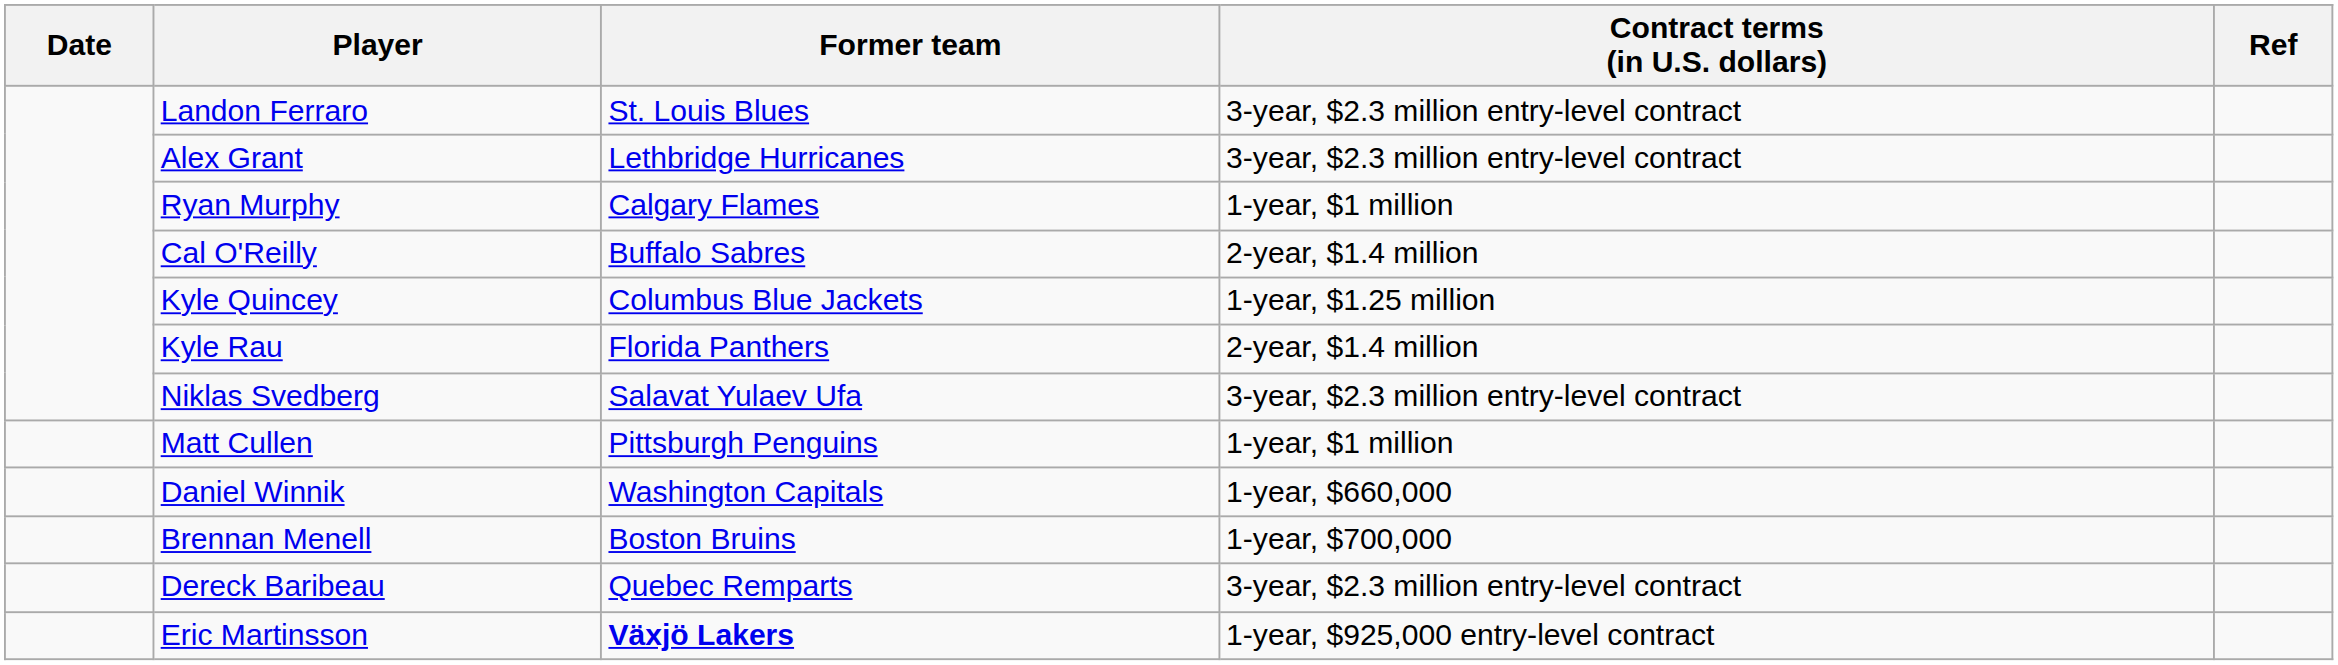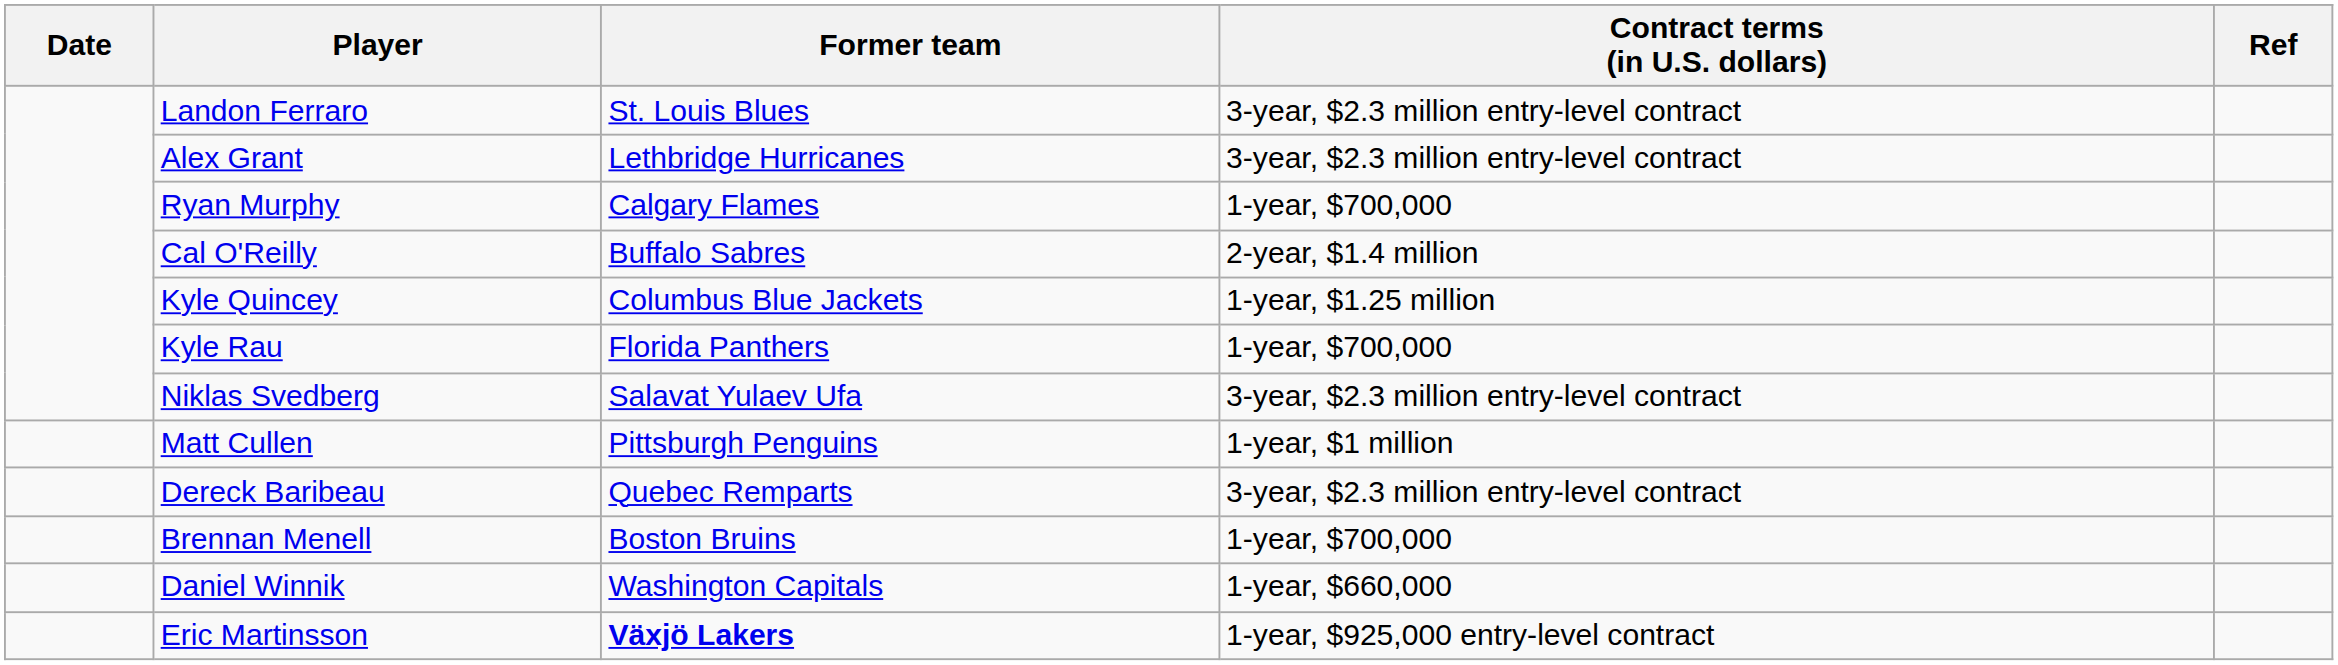(1340, 205) 1-year, $1 million -> (1339, 205) 1-year, $700,000
(1352, 348) 2-year, $1.4 million -> (1339, 348) 1-year, $700,000
rows swapped: (273, 586) <-> (253, 491)
